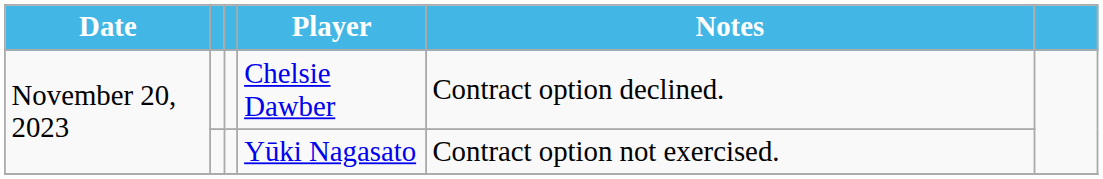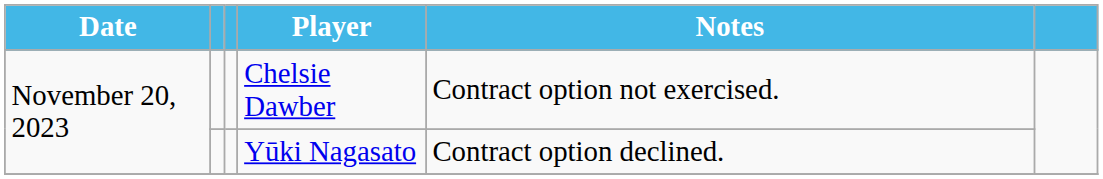(578, 89) Contract option declined. -> (606, 89) Contract option not exercised.
(606, 151) Contract option not exercised. -> (578, 151) Contract option declined.
